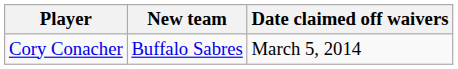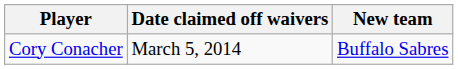columns swapped: (187, 19) <-> (350, 19)
